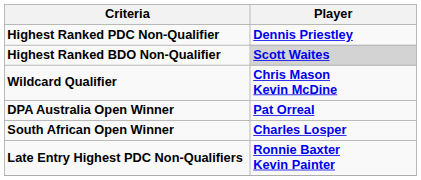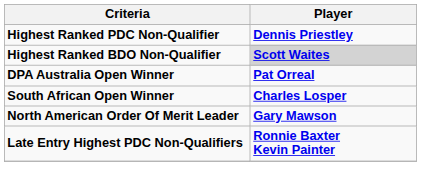- row: (62, 82)
+ row: (123, 116)
